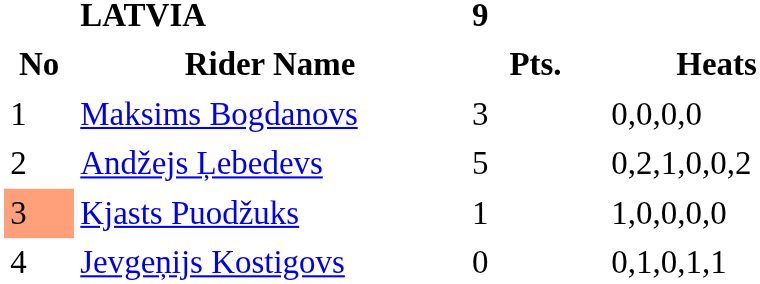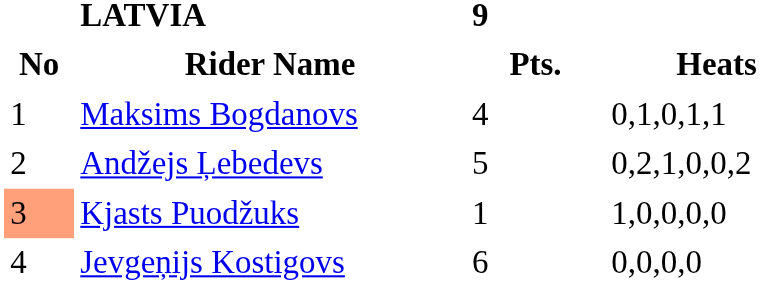(480, 114) 3 -> (480, 114) 4
(657, 114) 0,0,0,0 -> (669, 114) 0,1,0,1,1
(480, 262) 0 -> (480, 262) 6
(669, 262) 0,1,0,1,1 -> (657, 262) 0,0,0,0
